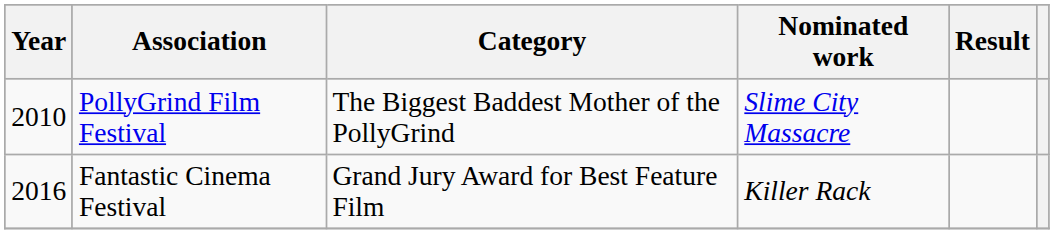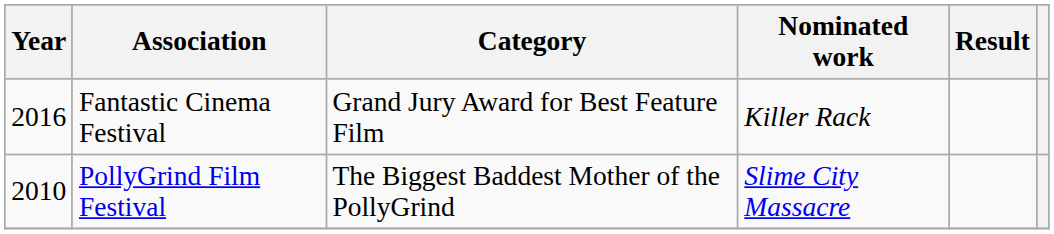rows swapped: (170, 116) <-> (175, 191)
